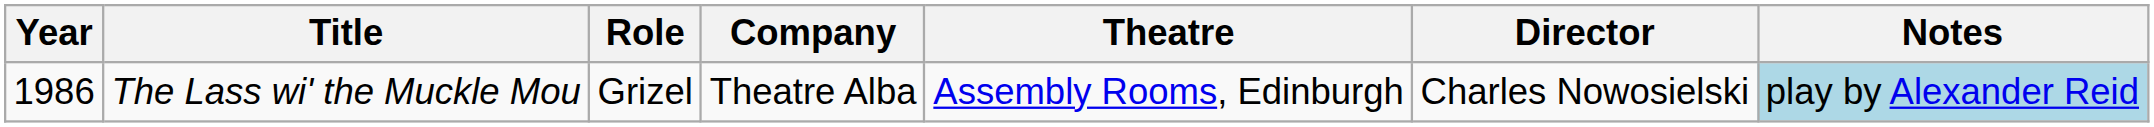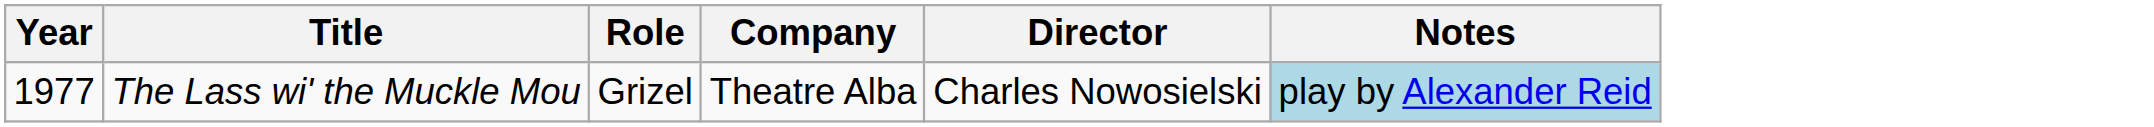- column: (1169, 33)
(54, 91) 1986 -> (54, 91) 1977
